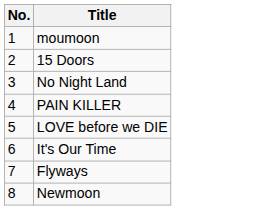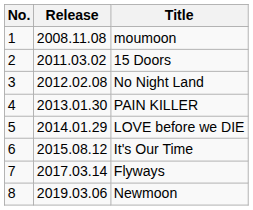+ column: (72, 15)
